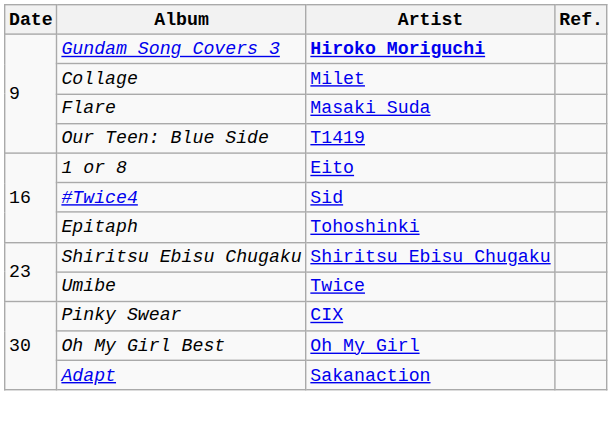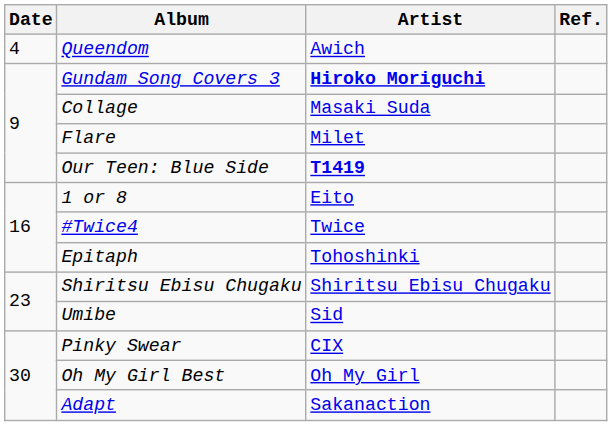+ row: (105, 49)
(338, 79) Milet -> (370, 109) Masaki Suda
(370, 109) Masaki Suda -> (338, 138) Milet
(338, 138) normal -> (338, 168) bold
(327, 198) Sid -> (338, 227) Twice
(338, 286) Twice -> (327, 316) Sid
